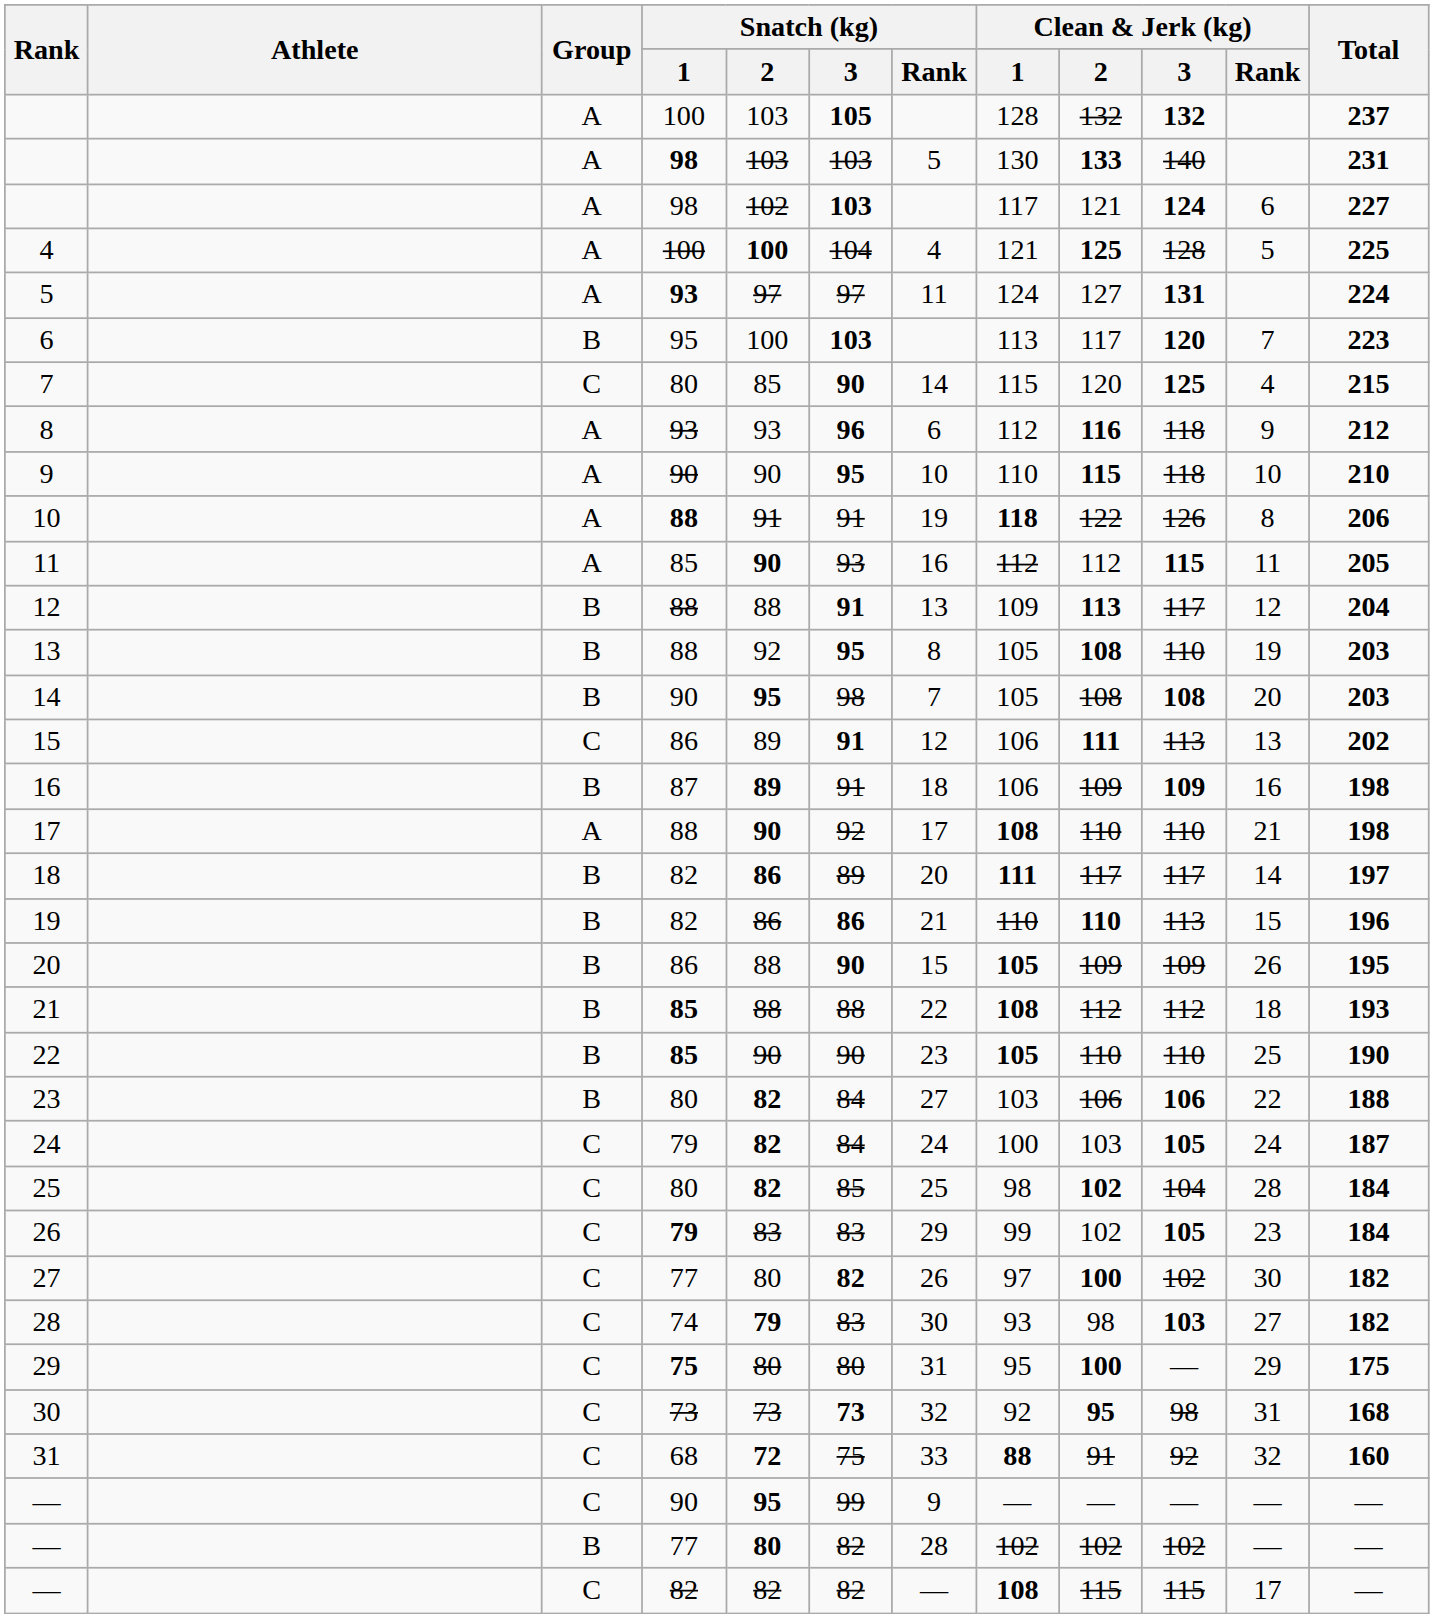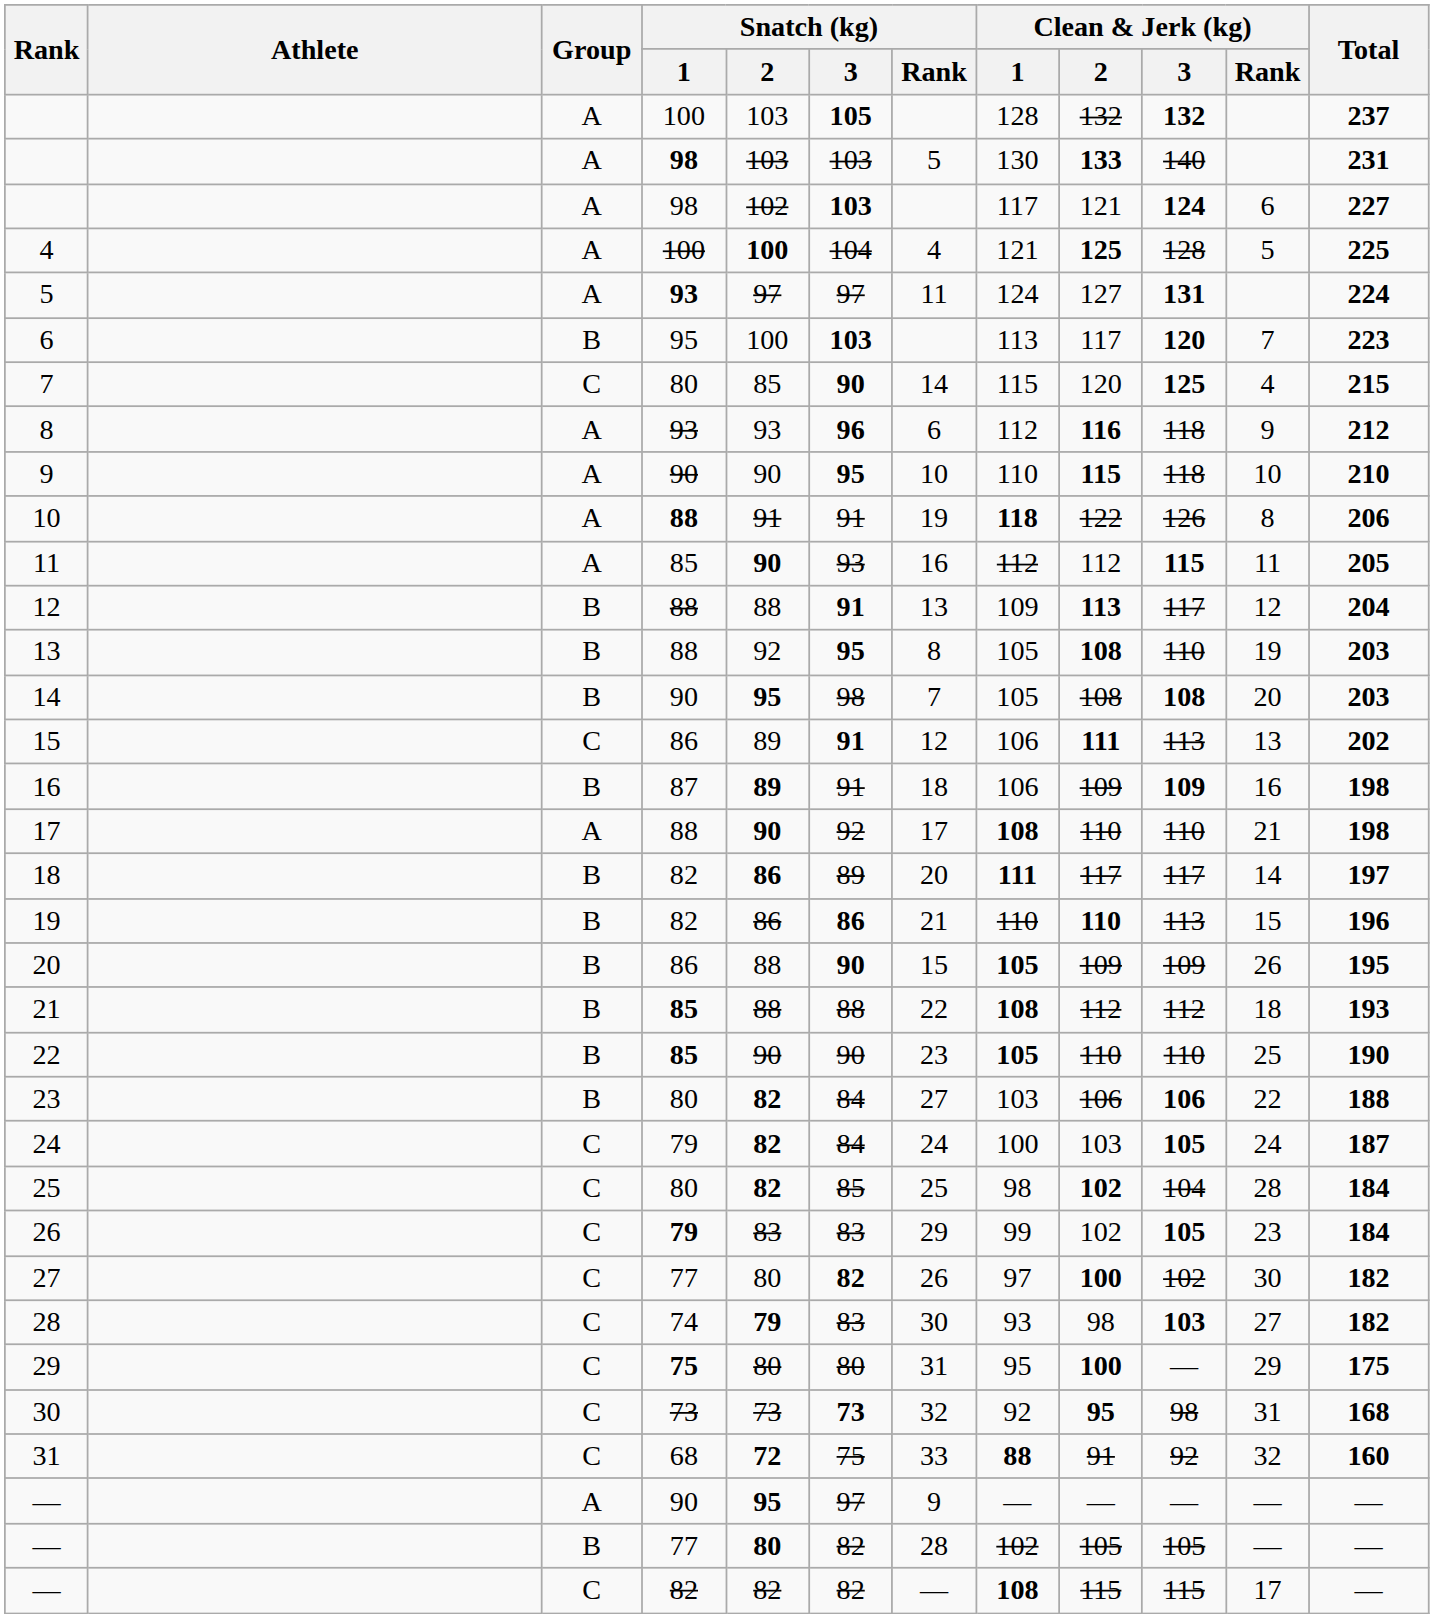(592, 1500) C -> (592, 1500) A
(851, 1500) 99 -> (851, 1500) 97
(1101, 1545) 102 -> (1101, 1545) 105
(1184, 1545) 102 -> (1184, 1545) 105
